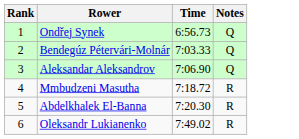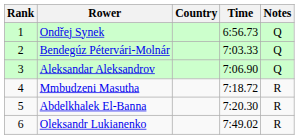+ column: (196, 13)
